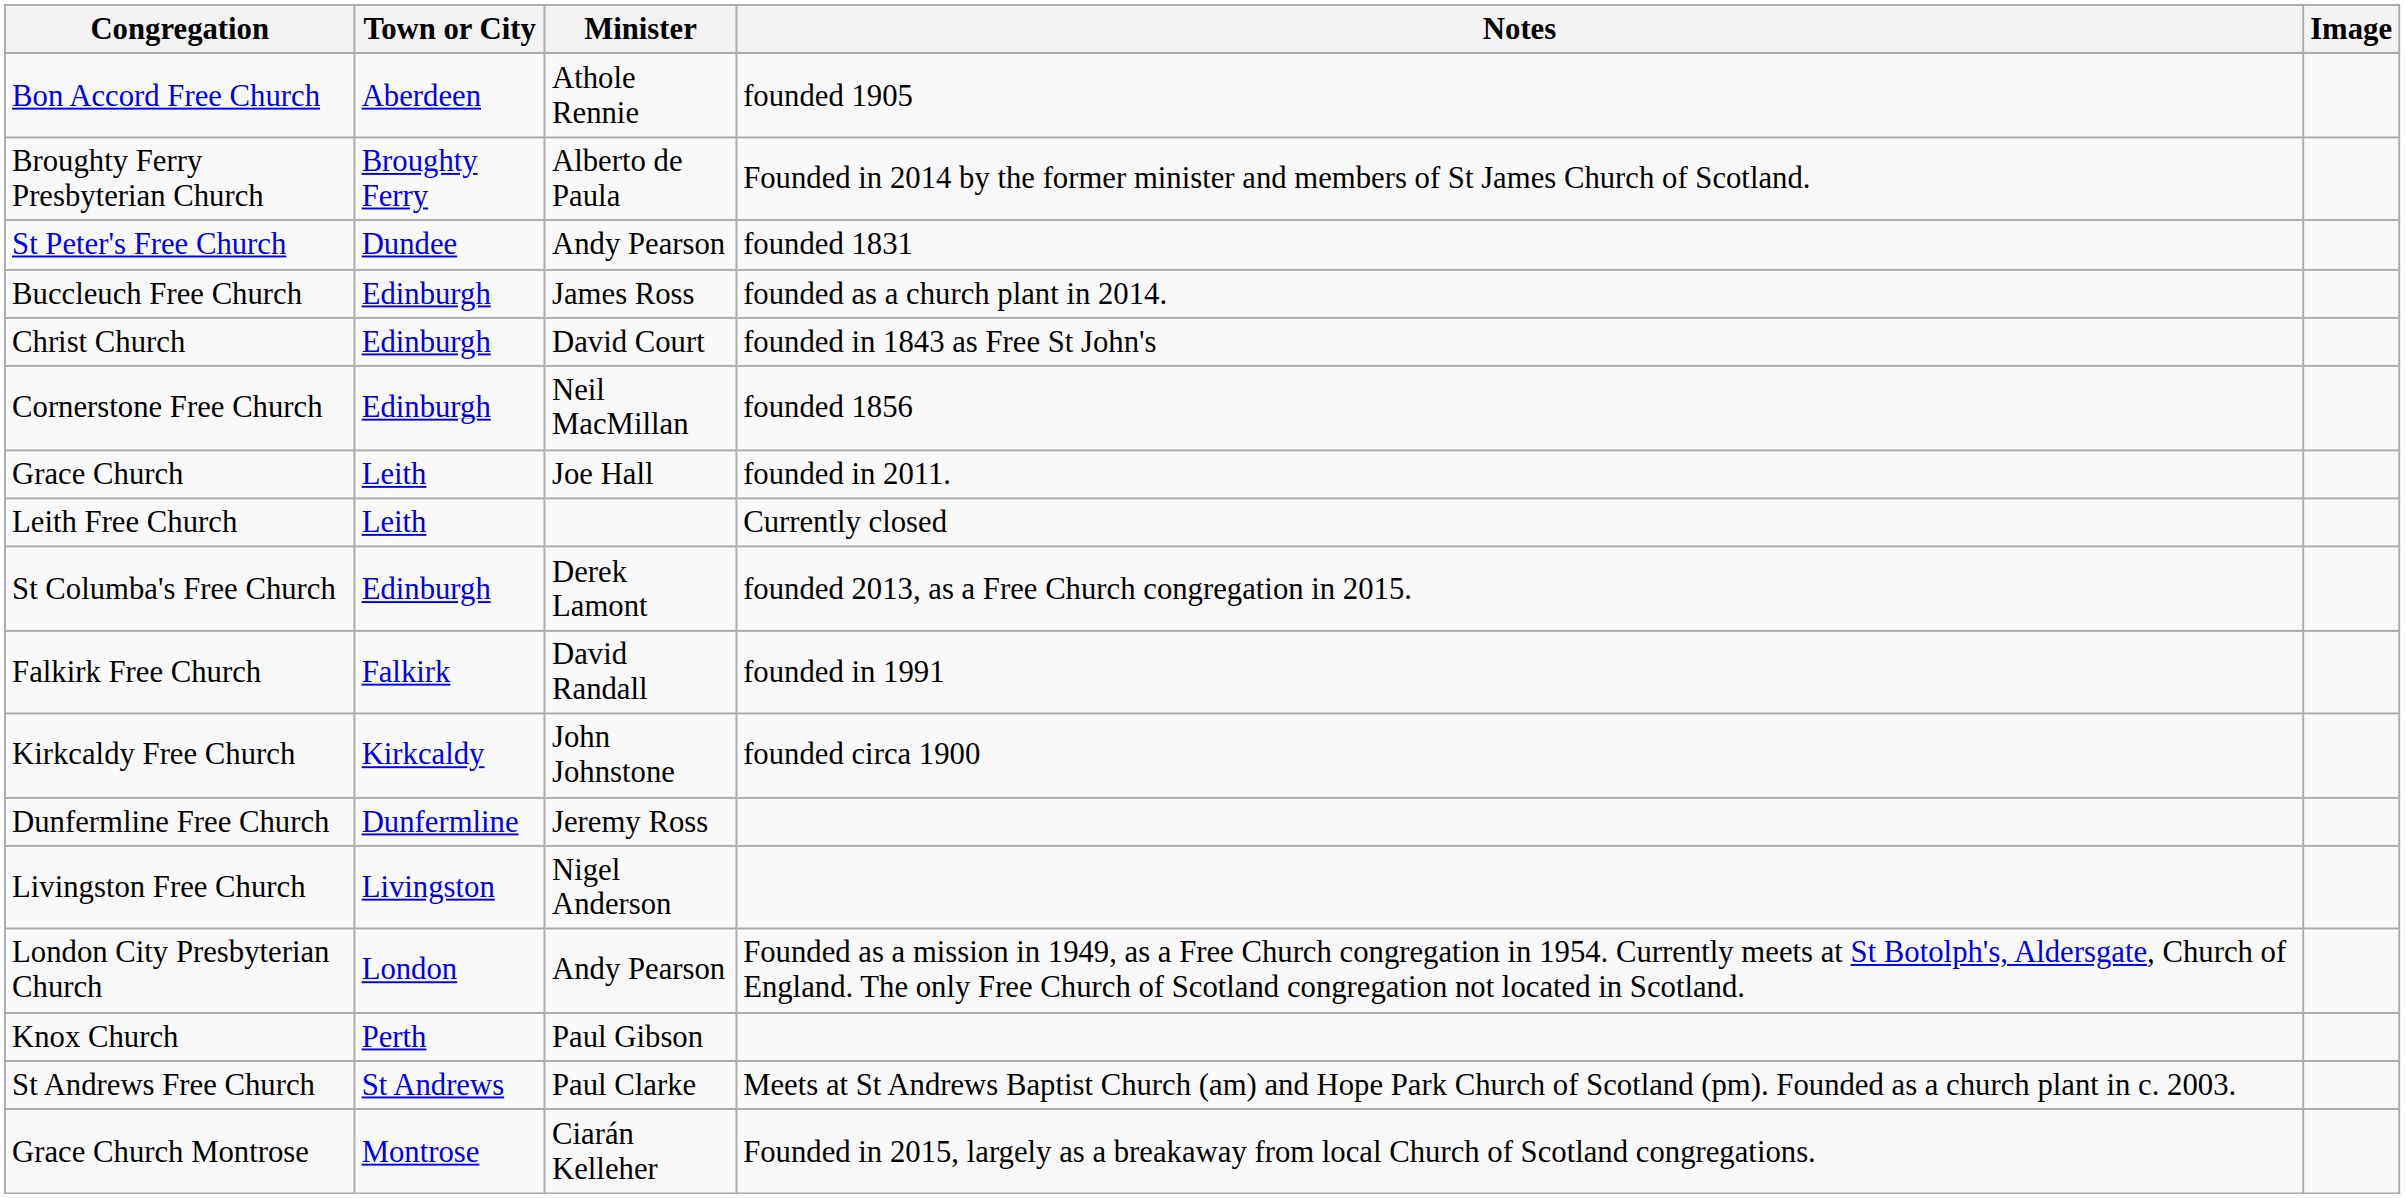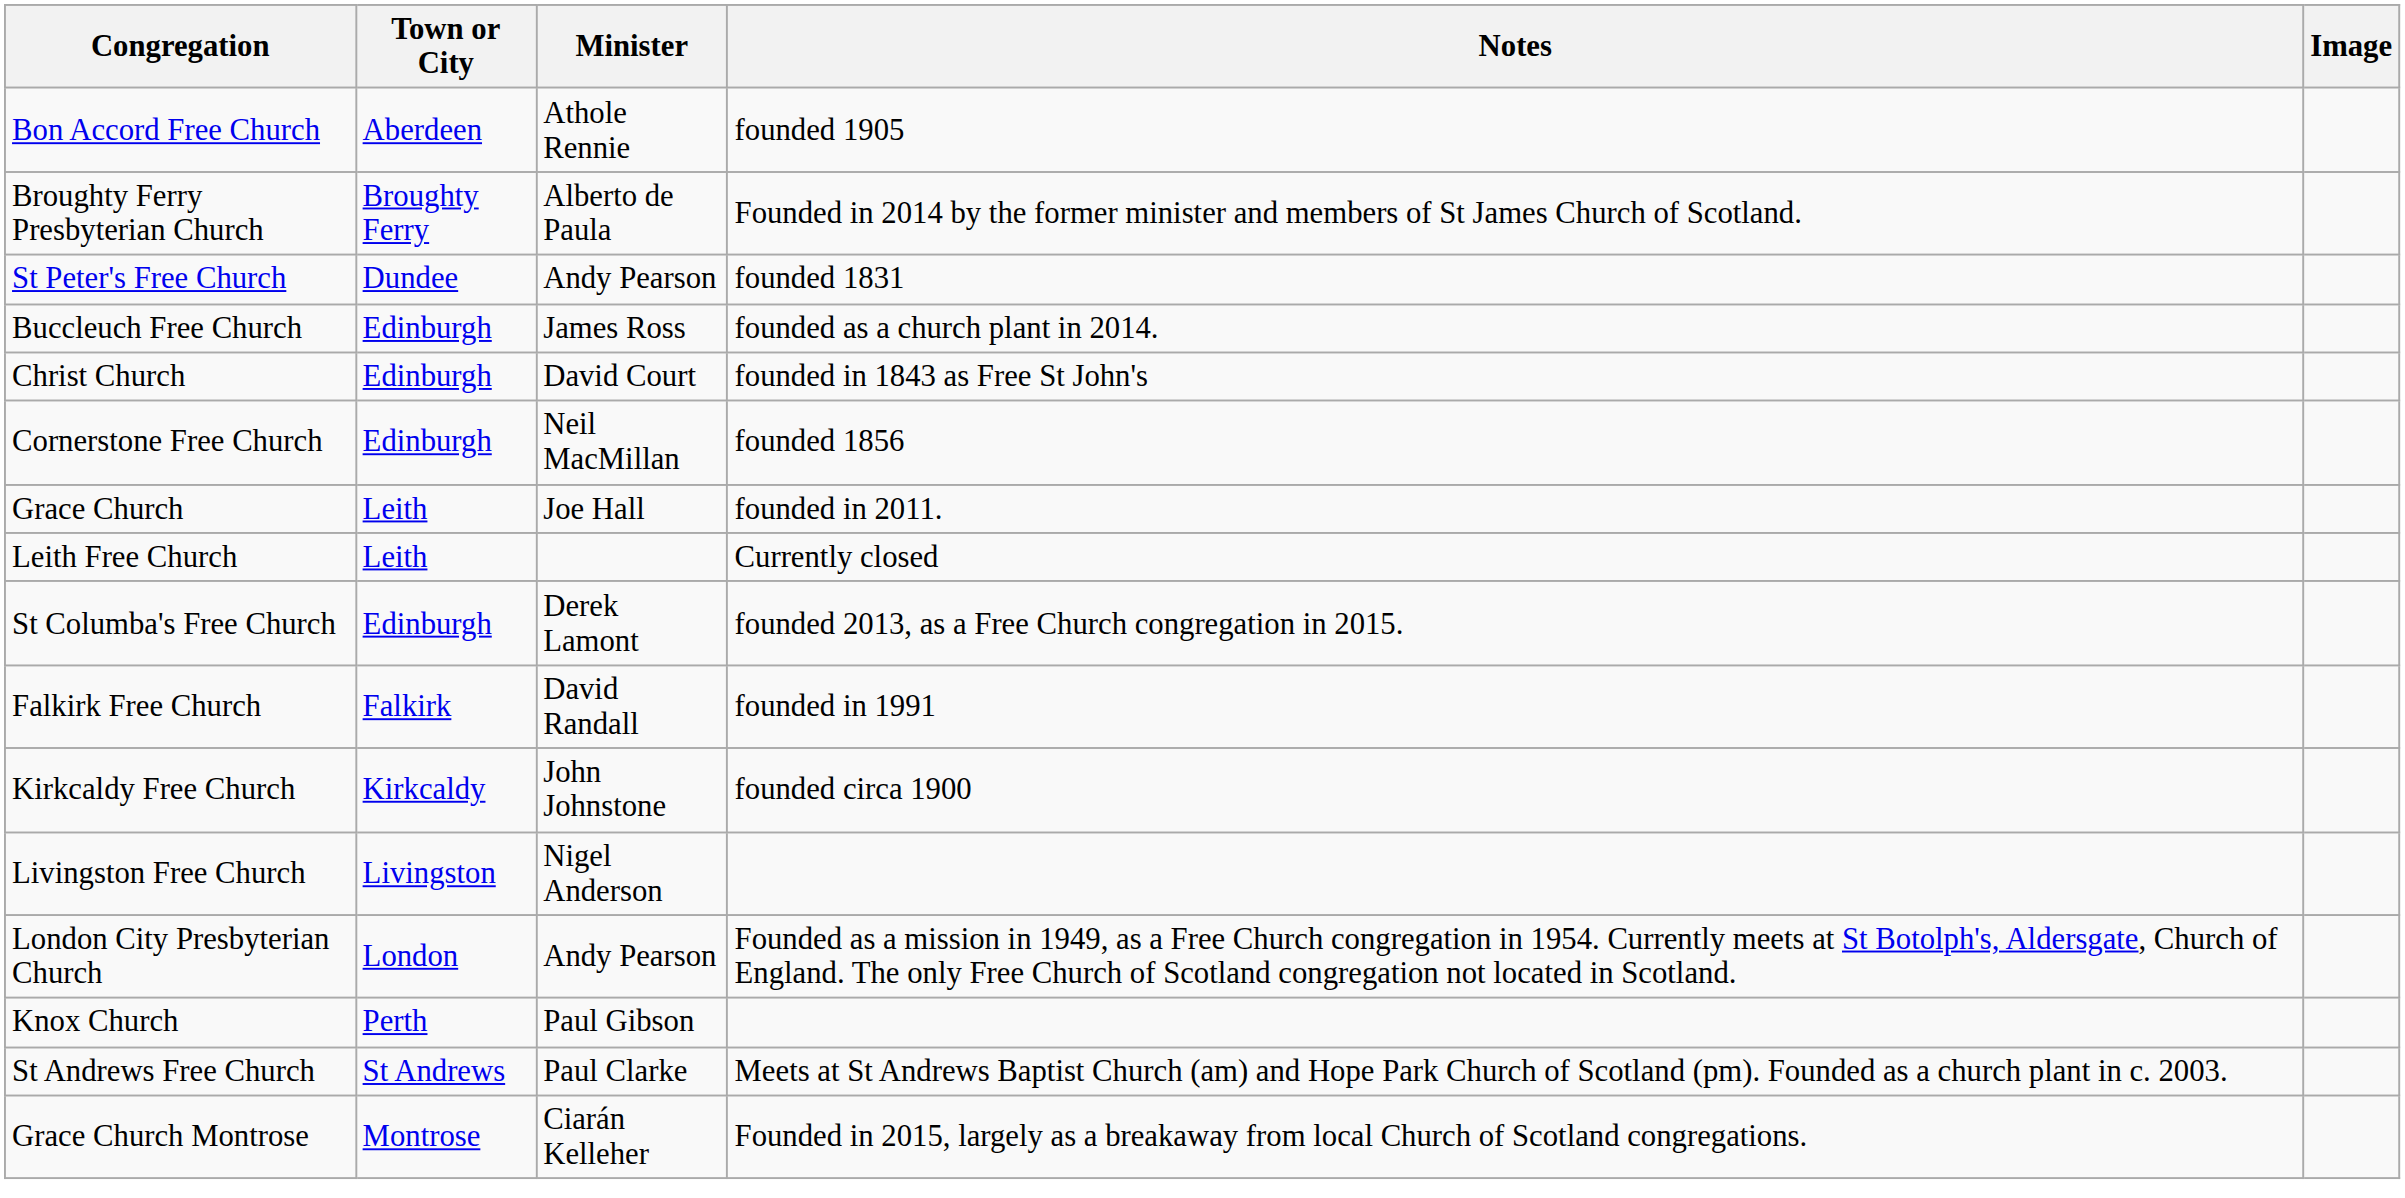- row: (171, 820)
